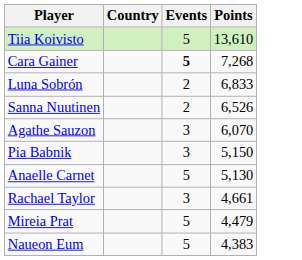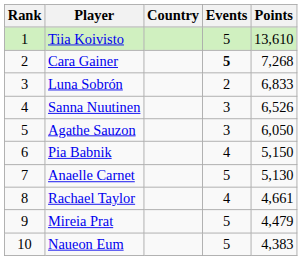+ column: (25, 15)
(186, 107) 2 -> (226, 107) 3
(237, 130) 6,070 -> (277, 130) 6,050
(186, 152) 3 -> (226, 152) 4
(186, 198) 3 -> (226, 198) 4
